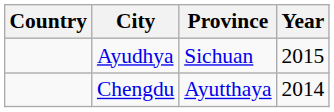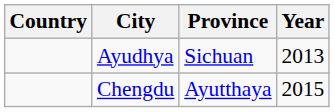(303, 55) 2015 -> (303, 55) 2013
(303, 89) 2014 -> (303, 89) 2015
